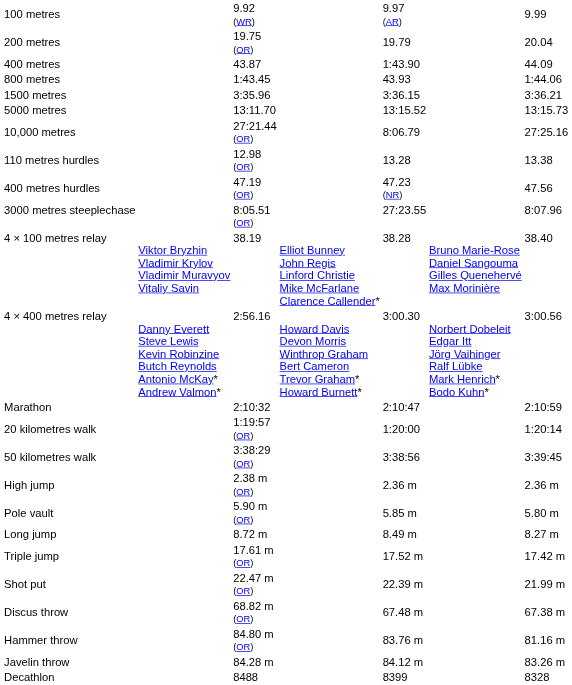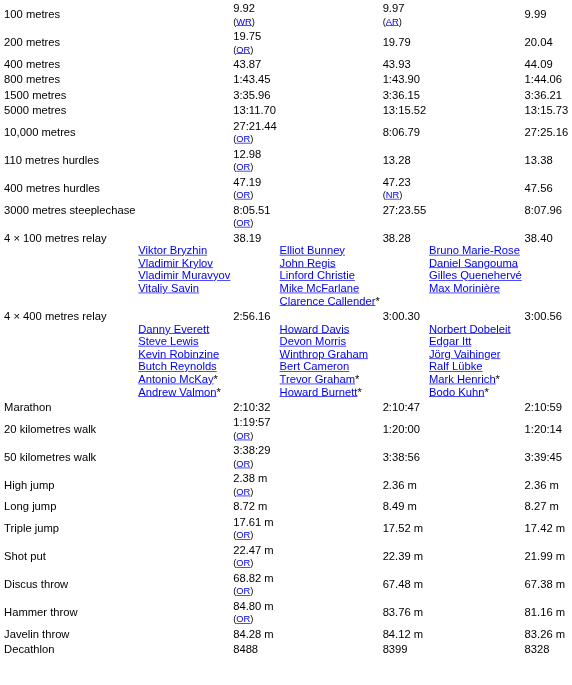(401, 64) 1:43.90 -> (397, 64) 43.93
(397, 79) 43.93 -> (401, 79) 1:43.90
- row: (29, 513)
